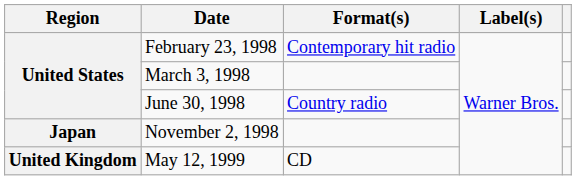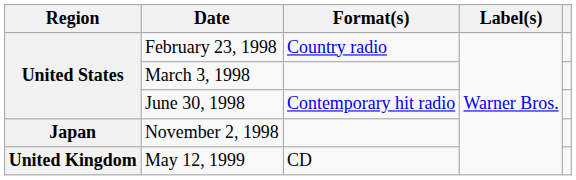(371, 47) Contemporary hit radio -> (337, 47) Country radio
(337, 103) Country radio -> (371, 103) Contemporary hit radio
